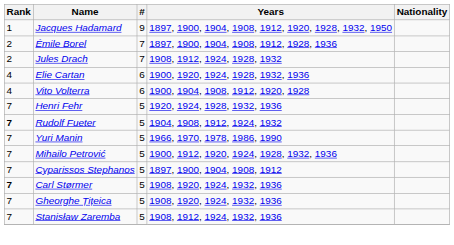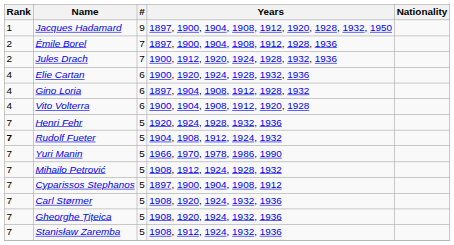(216, 59) 1908, 1912, 1924, 1928, 1932 -> (243, 59) 1900, 1912, 1920, 1924, 1928, 1932, 1936
+ row: (58, 91)
(243, 153) 1900, 1912, 1920, 1924, 1928, 1932, 1936 -> (216, 169) 1908, 1912, 1924, 1928, 1932
(9, 185) bold -> (9, 201) normal
